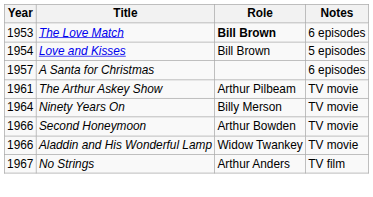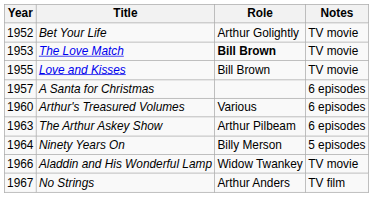+ row: (73, 32)
(337, 32) 6 episodes -> (333, 51) TV movie
(20, 51) 1954 -> (20, 70) 1955
(337, 51) 5 episodes -> (333, 70) TV movie
+ row: (112, 107)
(20, 88) 1961 -> (20, 126) 1963
(333, 88) TV movie -> (337, 126) 6 episodes
(333, 107) TV movie -> (337, 145) 5 episodes
- row: (93, 126)
